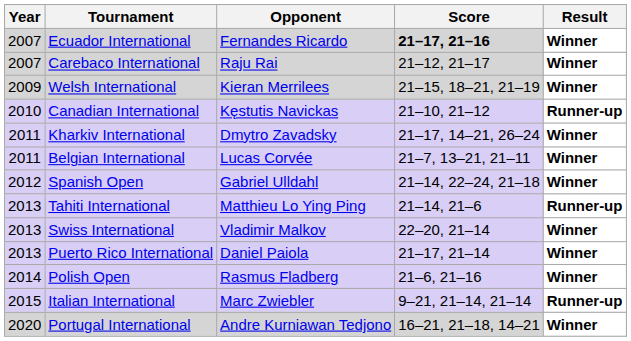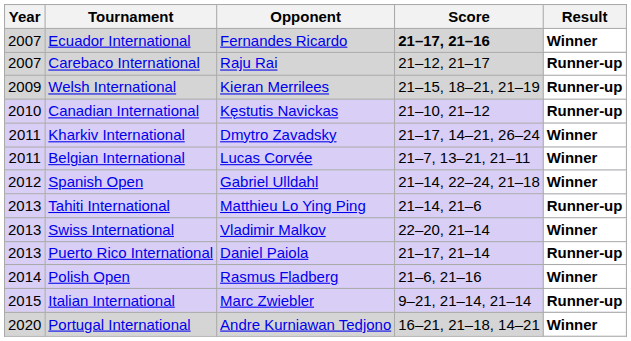(572, 64) Winner -> (585, 64) Runner-up
(572, 88) Winner -> (585, 88) Runner-up
(572, 253) Winner -> (585, 253) Runner-up
